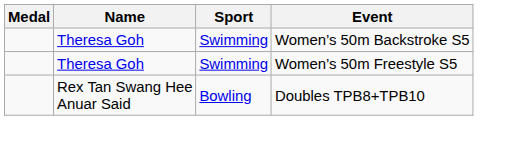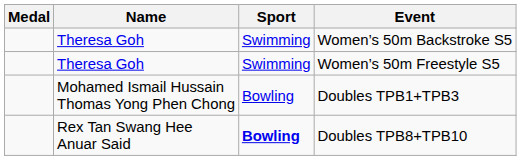+ row: (388, 96)
(225, 96) normal -> (271, 136) bold
